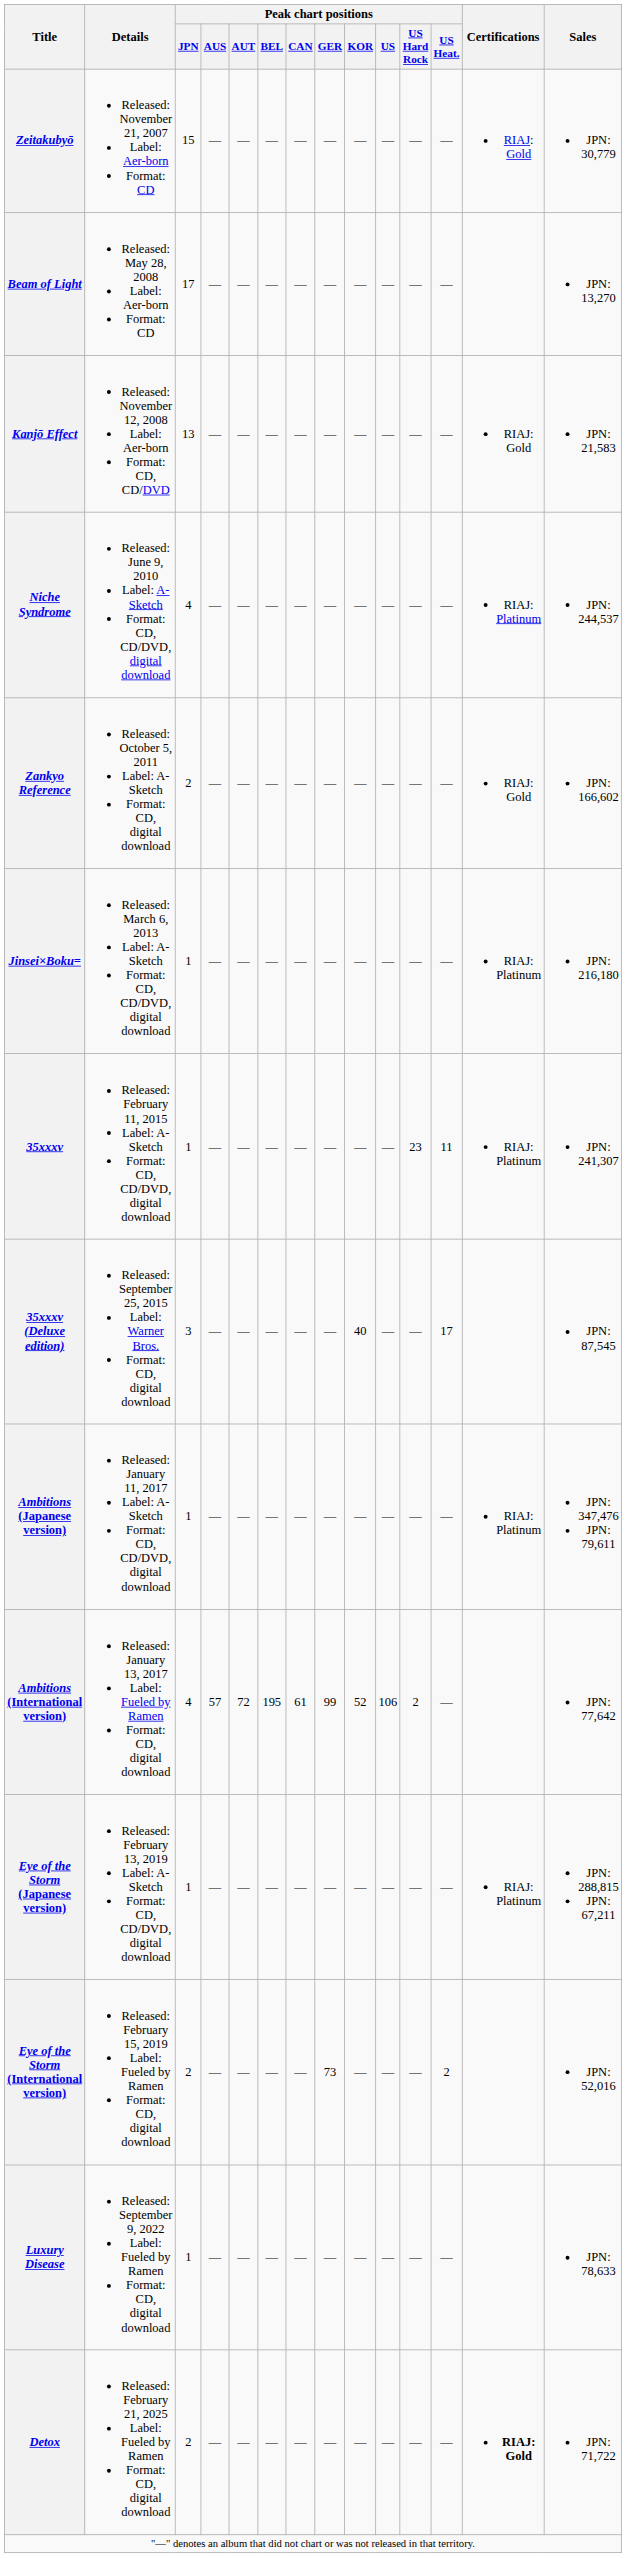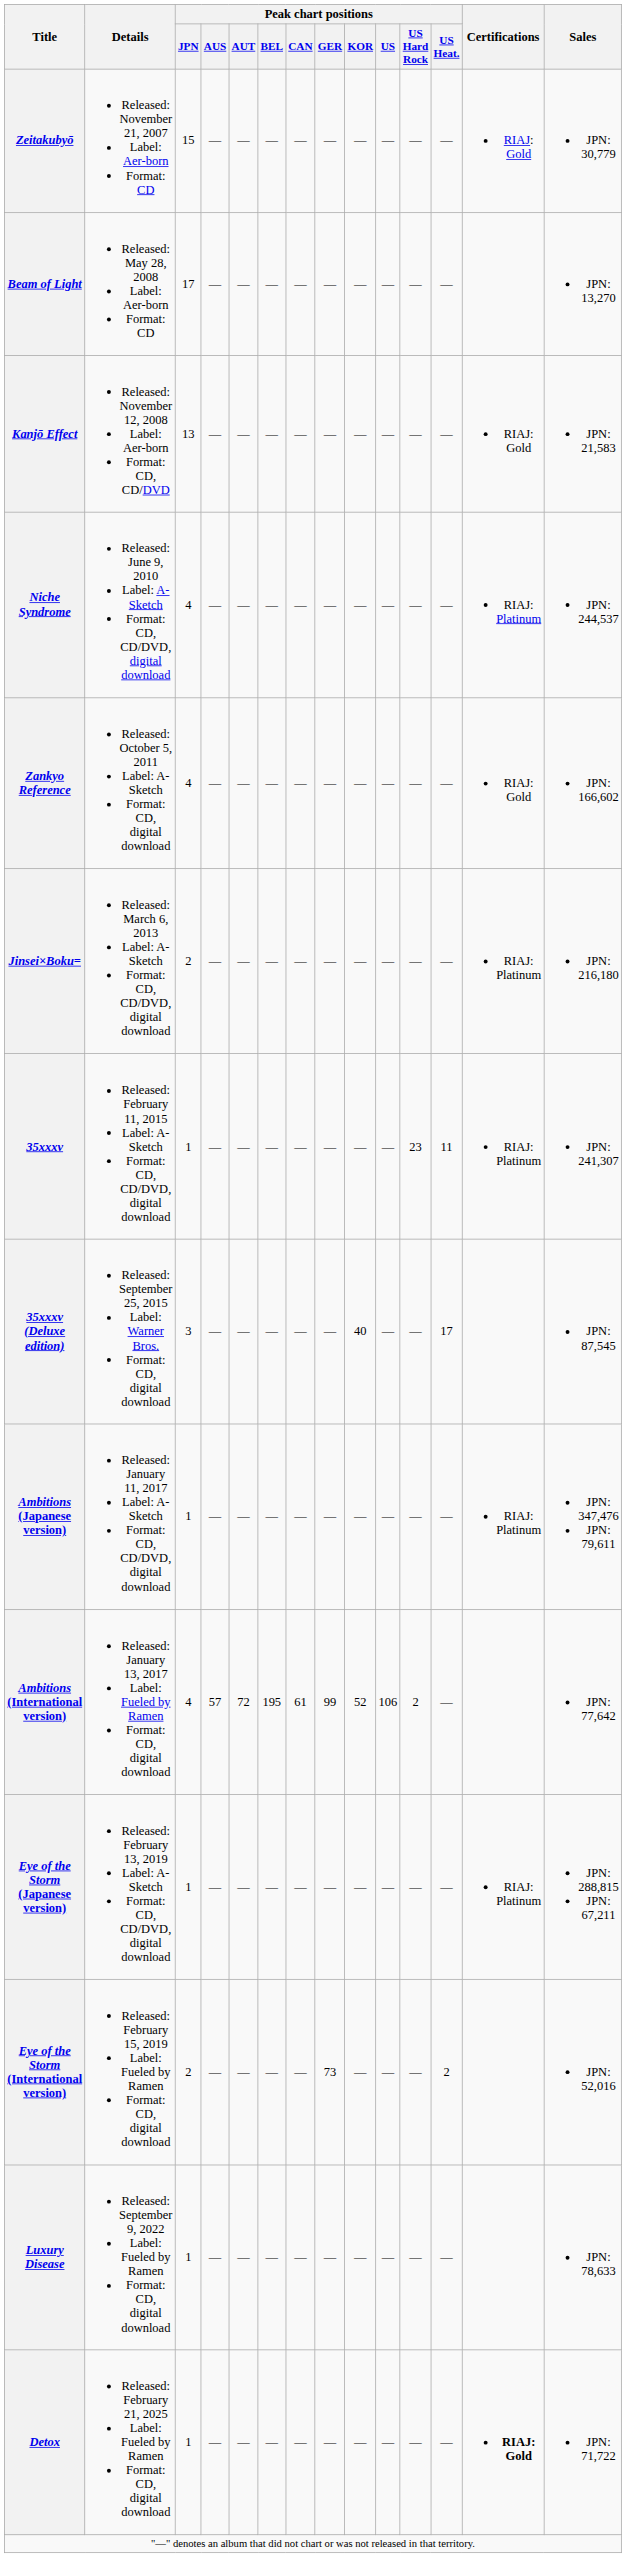(188, 783) 2 -> (188, 783) 4
(188, 961) 1 -> (188, 961) 2
(188, 2442) 2 -> (188, 2442) 1
